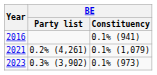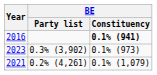(116, 37) normal -> (116, 37) bold
rows swapped: (16, 50) <-> (16, 63)
